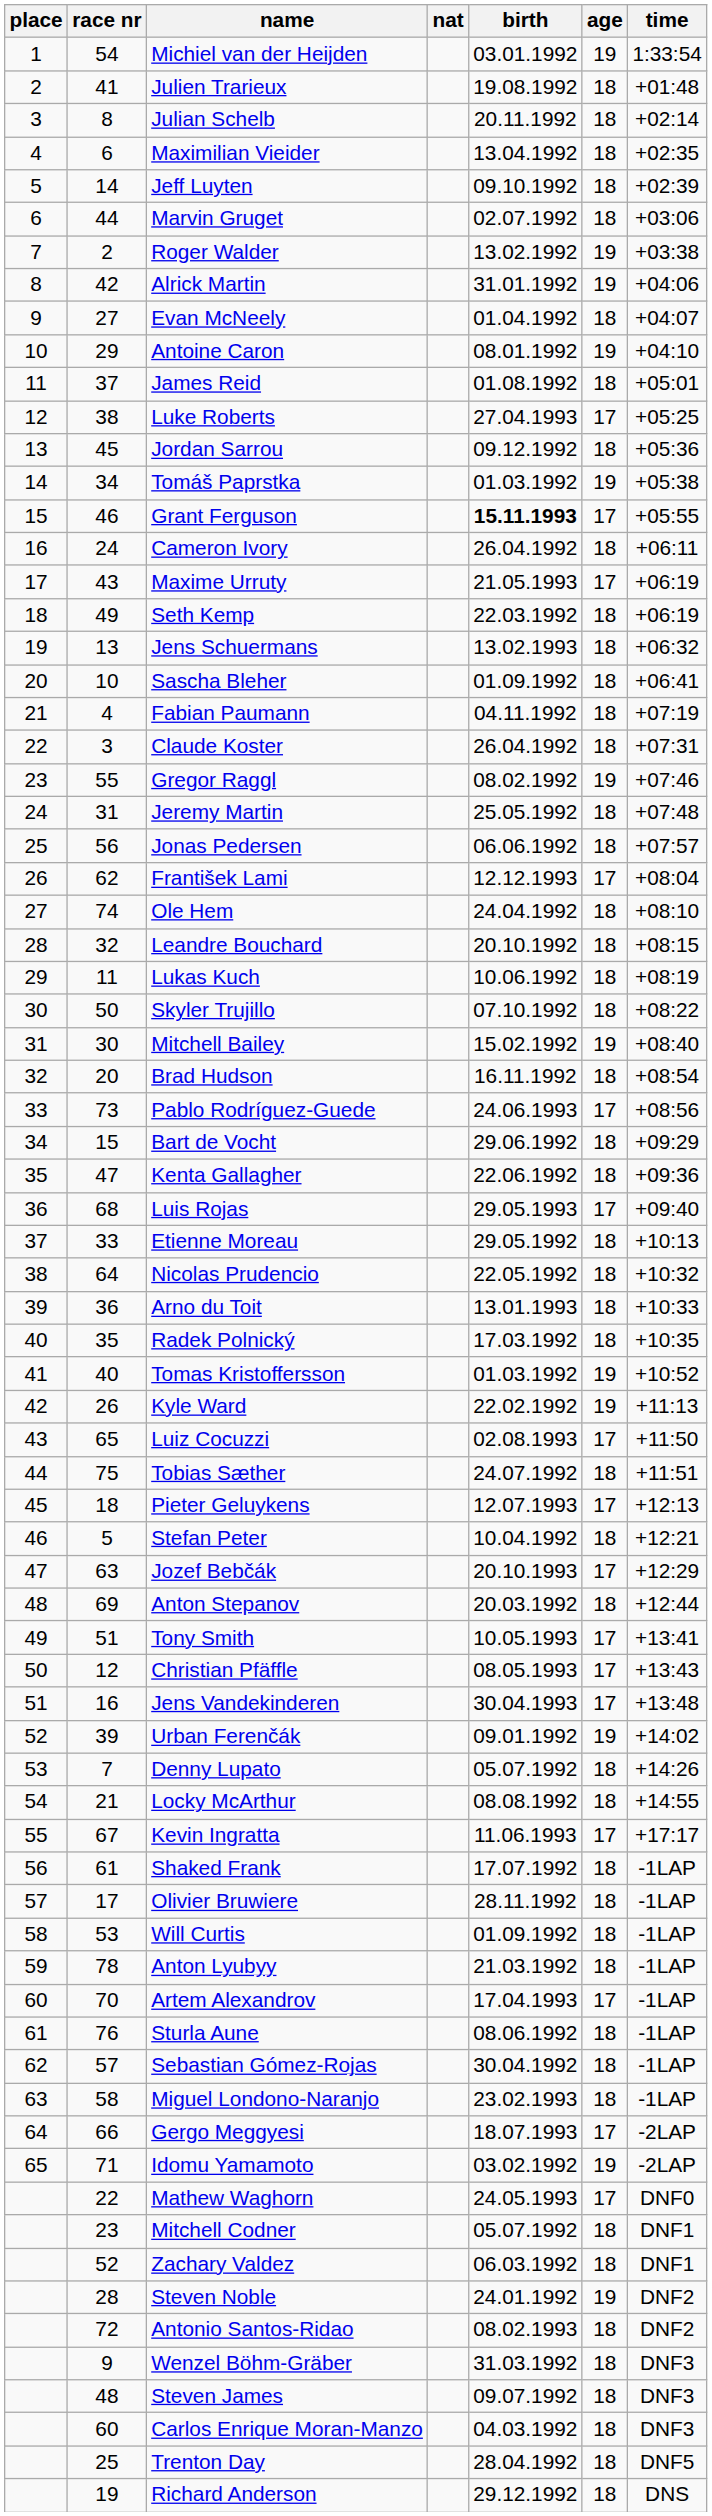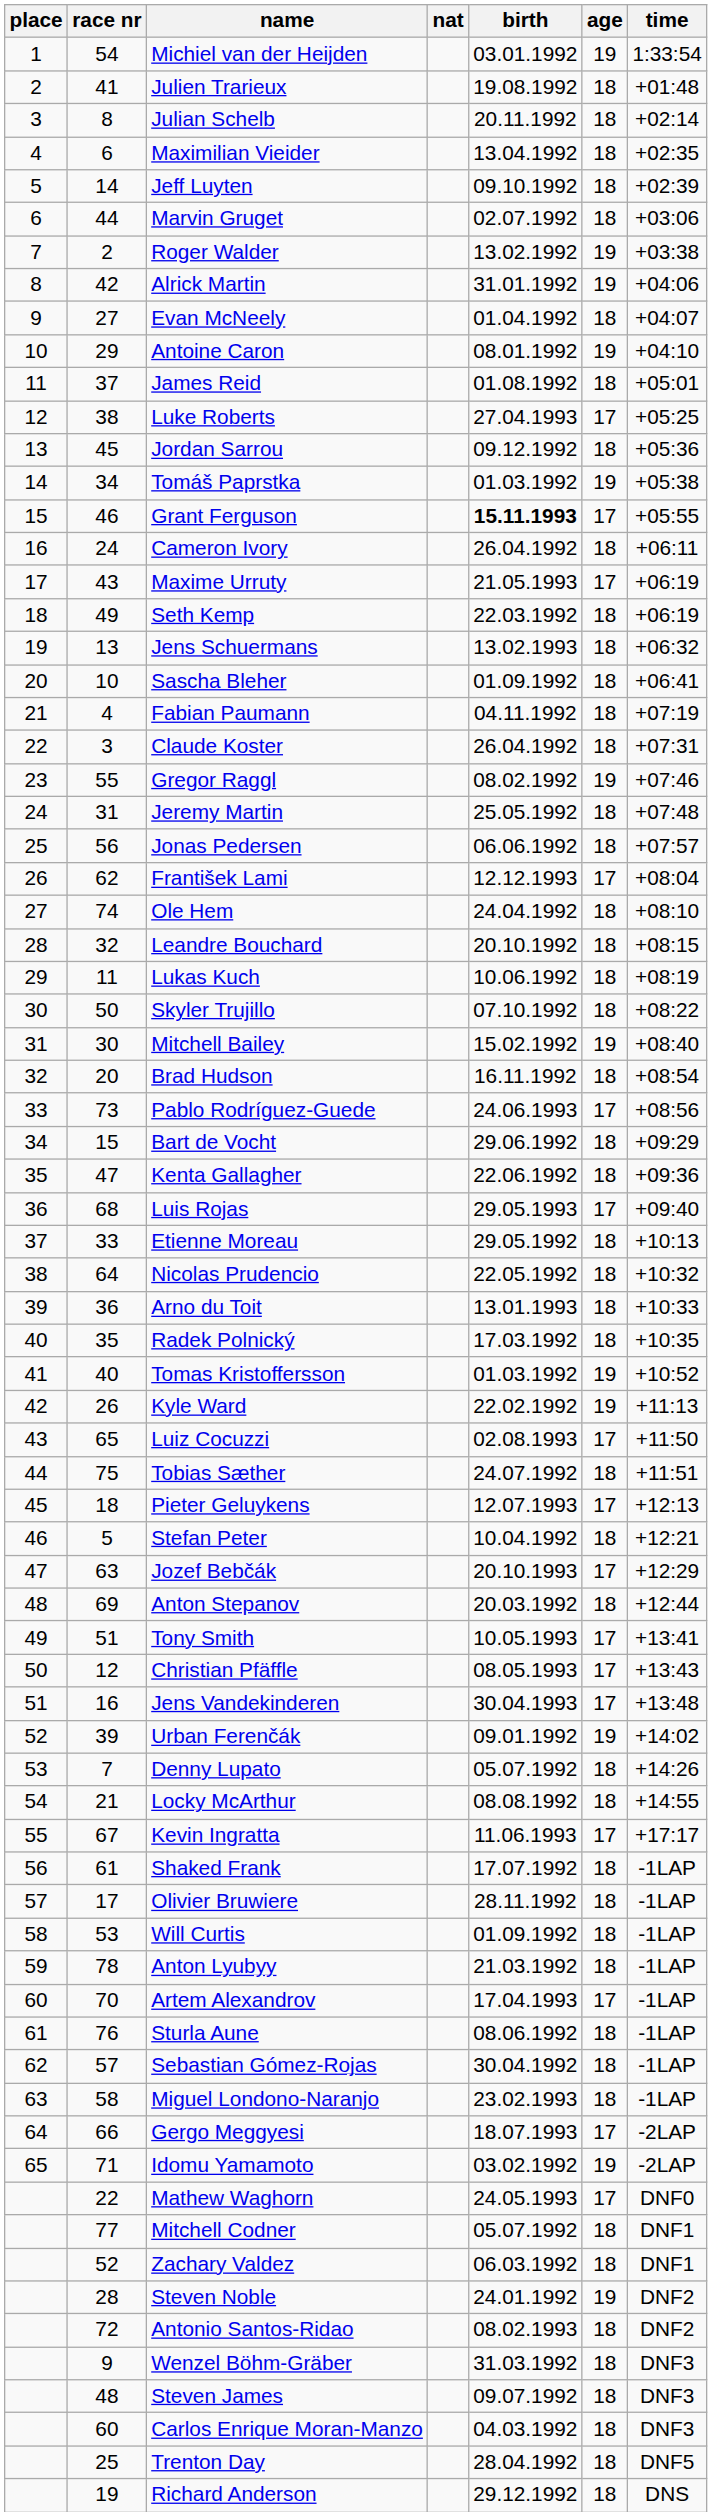(107, 2231) 23 -> (107, 2231) 77
